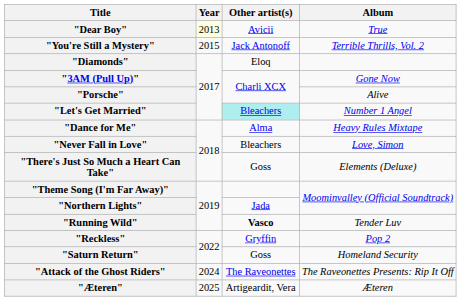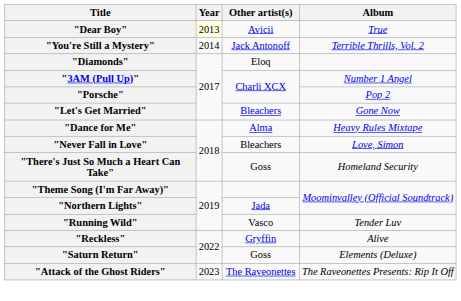(209, 45) 2015 -> (209, 45) 2014
(378, 78) Gone Now -> (378, 78) Number 1 Angel
(378, 95) Alive -> (378, 95) Pop 2
(261, 111) paleturquoise background -> (261, 111) no background
(378, 111) Number 1 Angel -> (378, 111) Gone Now
(378, 167) Elements (Deluxe) -> (378, 167) Homeland Security
(261, 222) bold -> (261, 222) normal
(378, 238) Pop 2 -> (378, 238) Alive
(378, 255) Homeland Security -> (378, 255) Elements (Deluxe)
(209, 271) 2024 -> (209, 271) 2023
- row: (100, 288)
